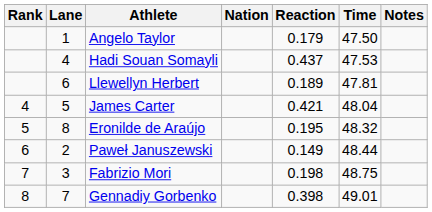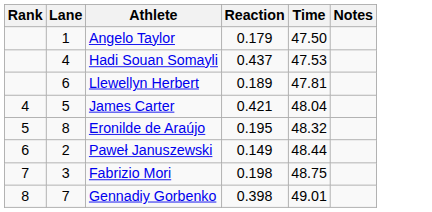- column: (247, 15)
